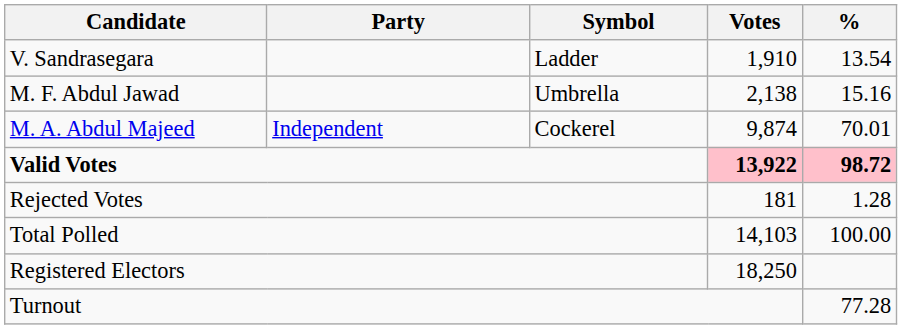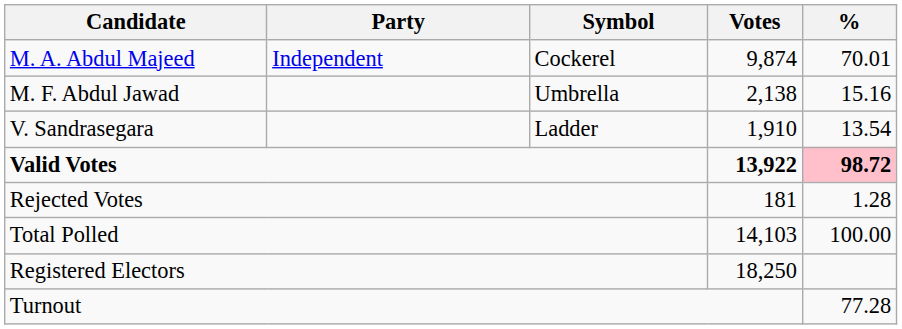rows swapped: (102, 128) <-> (82, 57)
(766, 164) pink background -> (766, 164) no background
